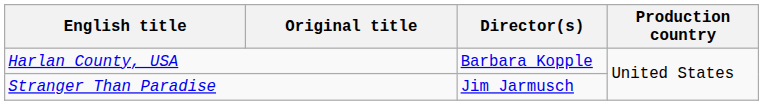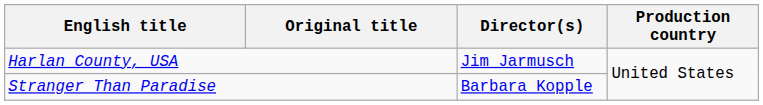(527, 61) Barbara Kopple -> (517, 61) Jim Jarmusch
(517, 87) Jim Jarmusch -> (527, 87) Barbara Kopple
